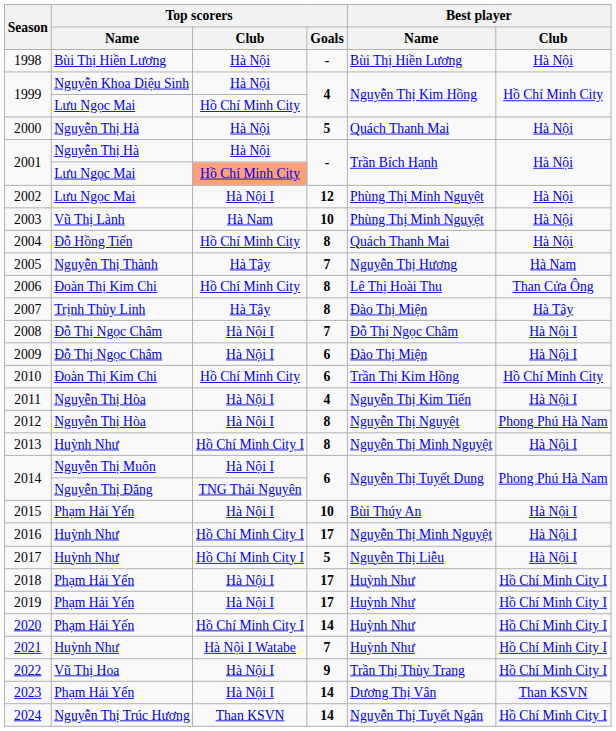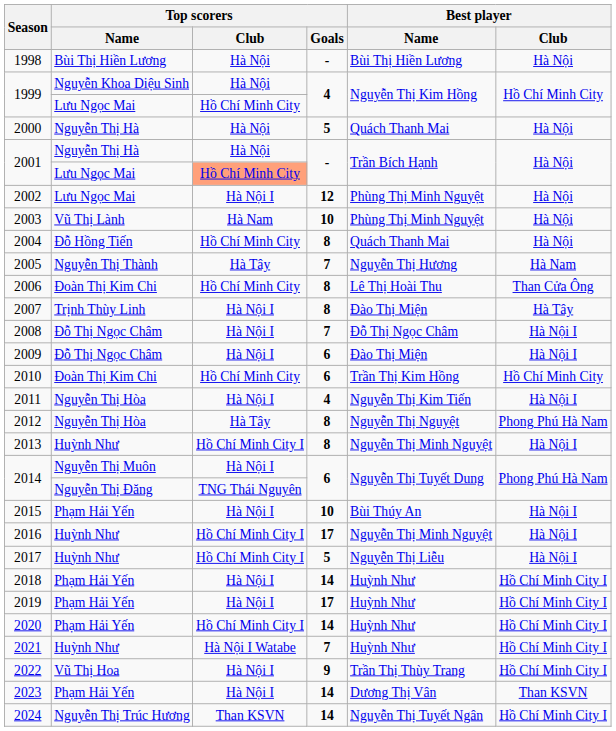(250, 309) Hà Tây -> (250, 309) Hà Nội I
(250, 421) Hà Nội I -> (250, 421) Hà Tây
(327, 579) 17 -> (327, 579) 14
